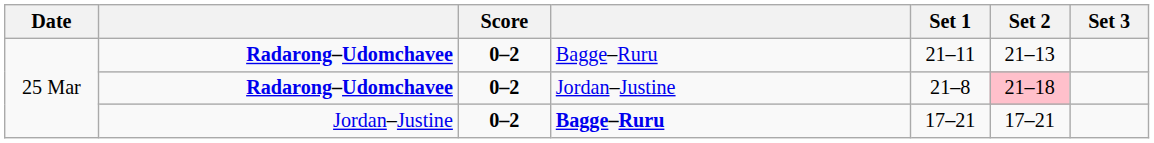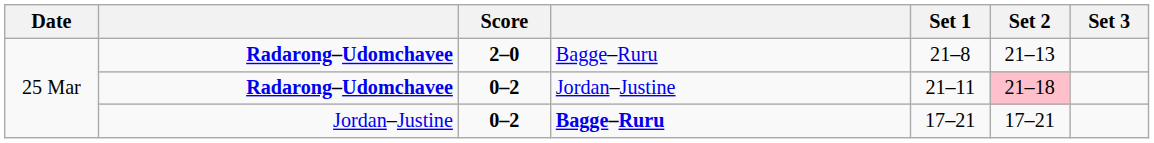(504, 54) 0–2 -> (504, 54) 2–0
(950, 54) 21–11 -> (950, 54) 21–8
(950, 88) 21–8 -> (950, 88) 21–11
